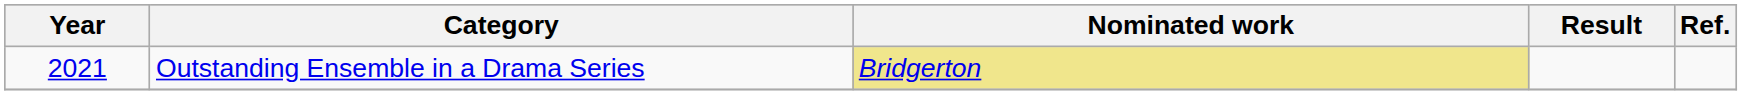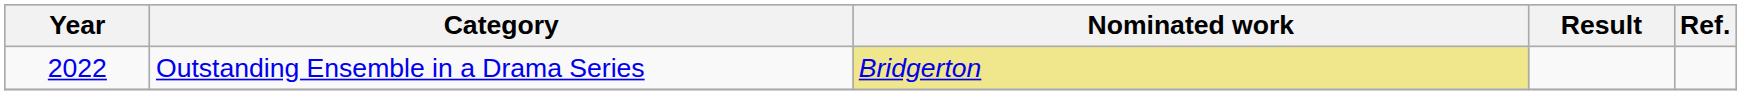(77, 67) 2021 -> (77, 67) 2022
